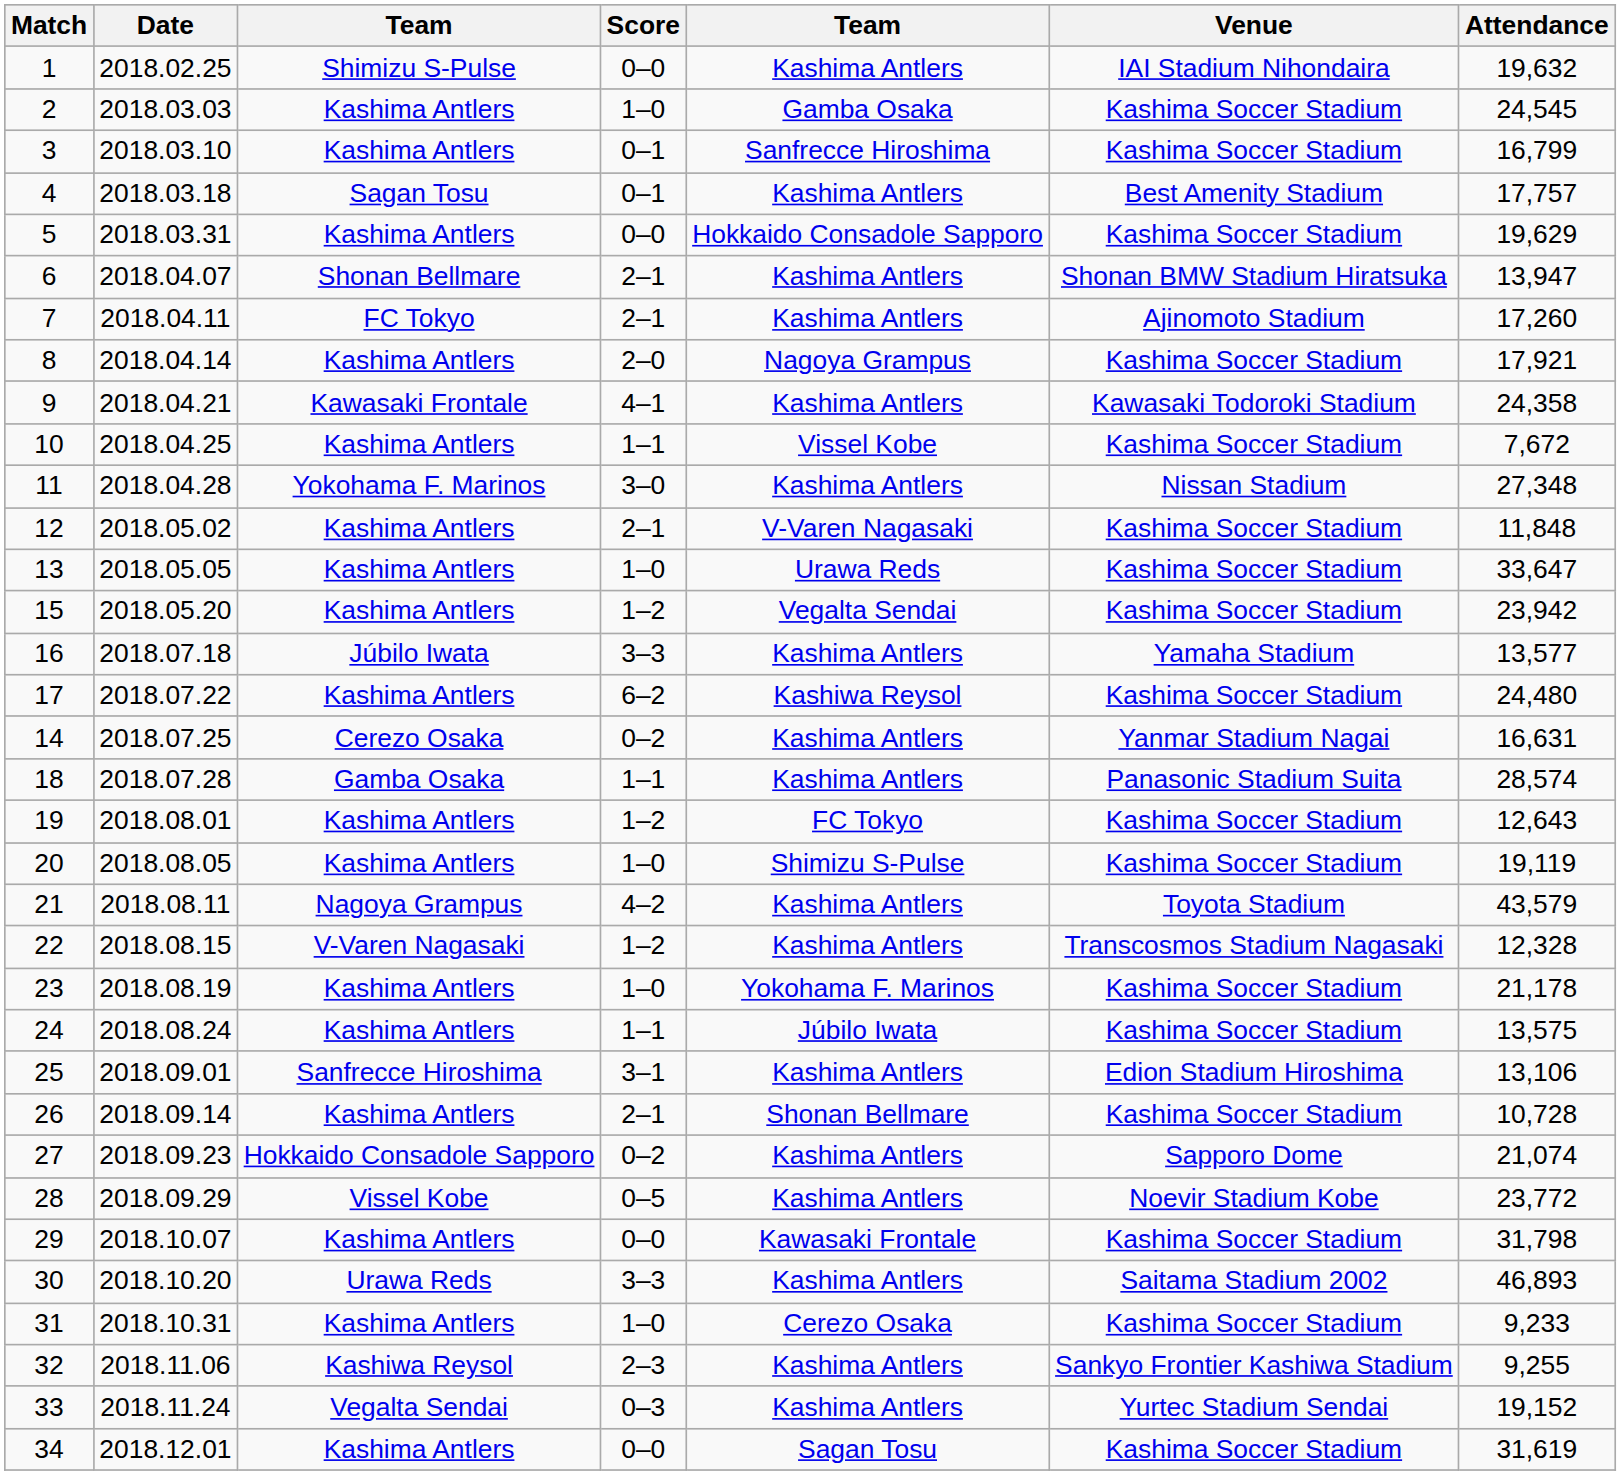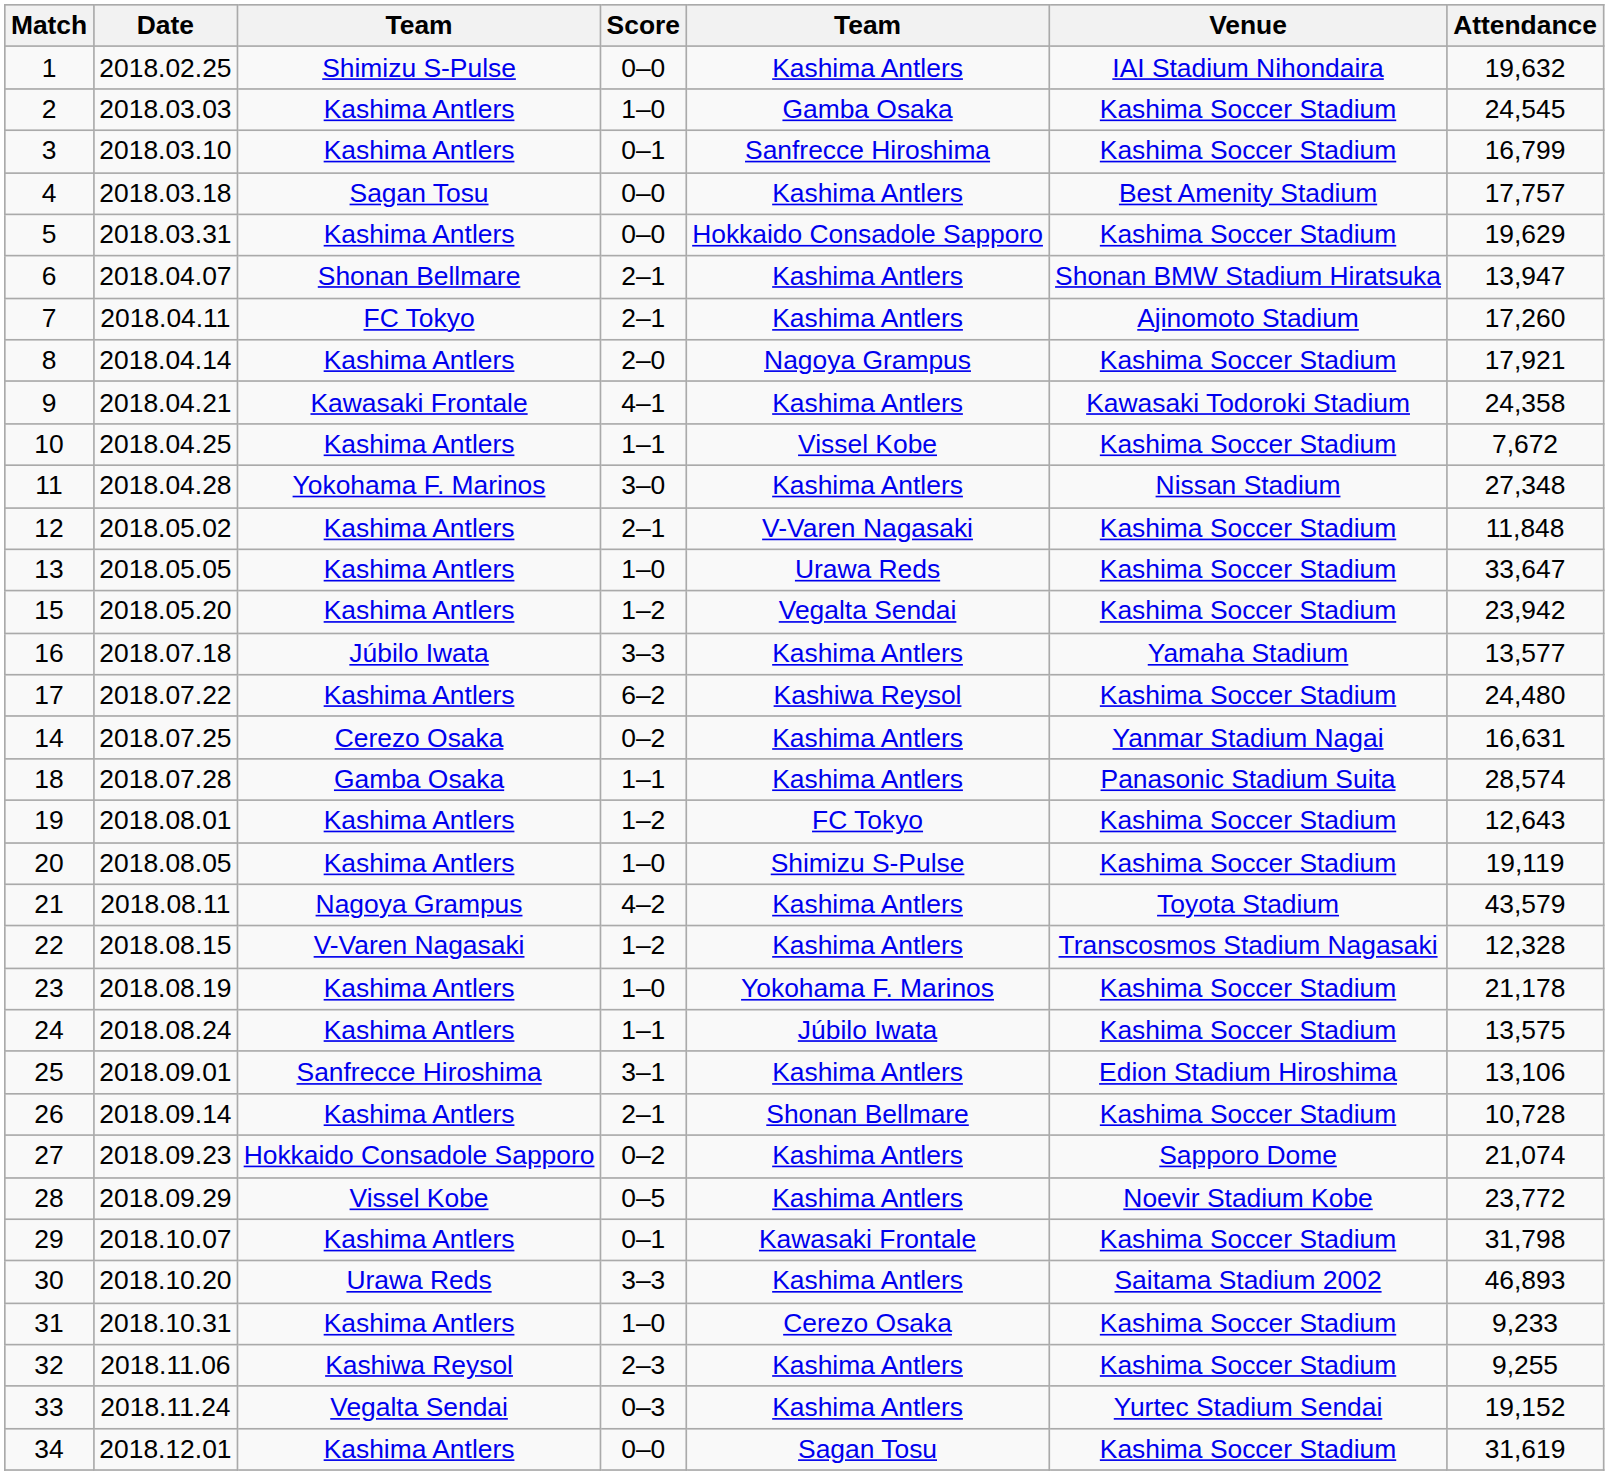(643, 192) 0–1 -> (643, 192) 0–0
(643, 1239) 0–0 -> (643, 1239) 0–1
(1254, 1365) Sankyo Frontier Kashiwa Stadium -> (1248, 1365) Kashima Soccer Stadium
